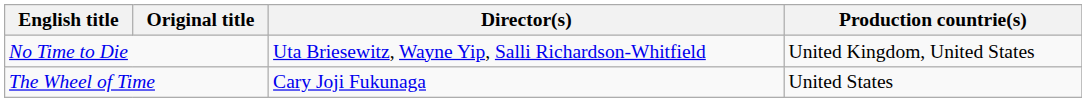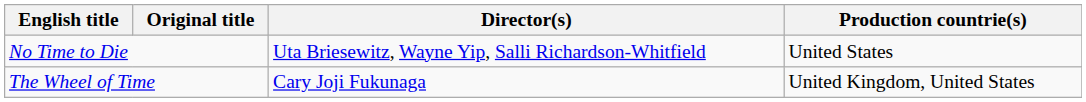(912, 50) United Kingdom, United States -> (841, 50) United States
(841, 81) United States -> (912, 81) United Kingdom, United States
